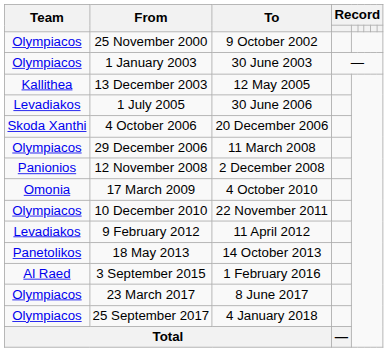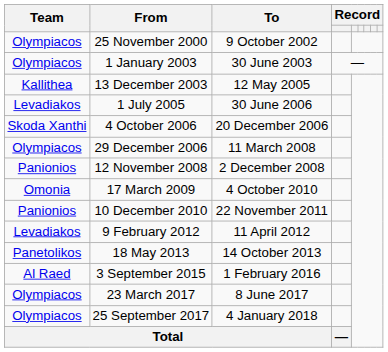(47, 210) Olympiacos -> (47, 210) Panionios
